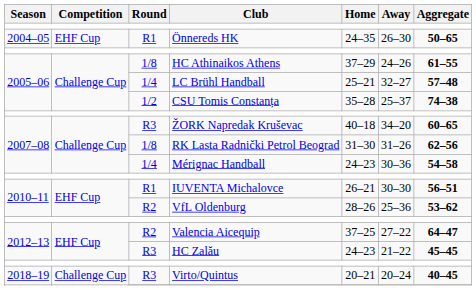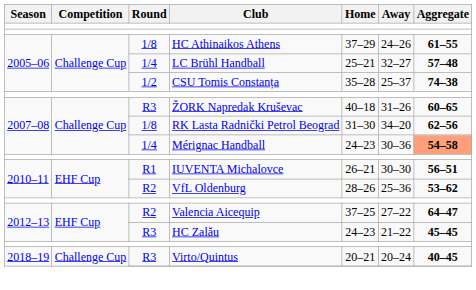- row: (28, 38)
(396, 125) 34–20 -> (396, 106) 31–26
(396, 144) 31–26 -> (396, 125) 34–20
(443, 163) no background -> (443, 144) lightsalmon background
